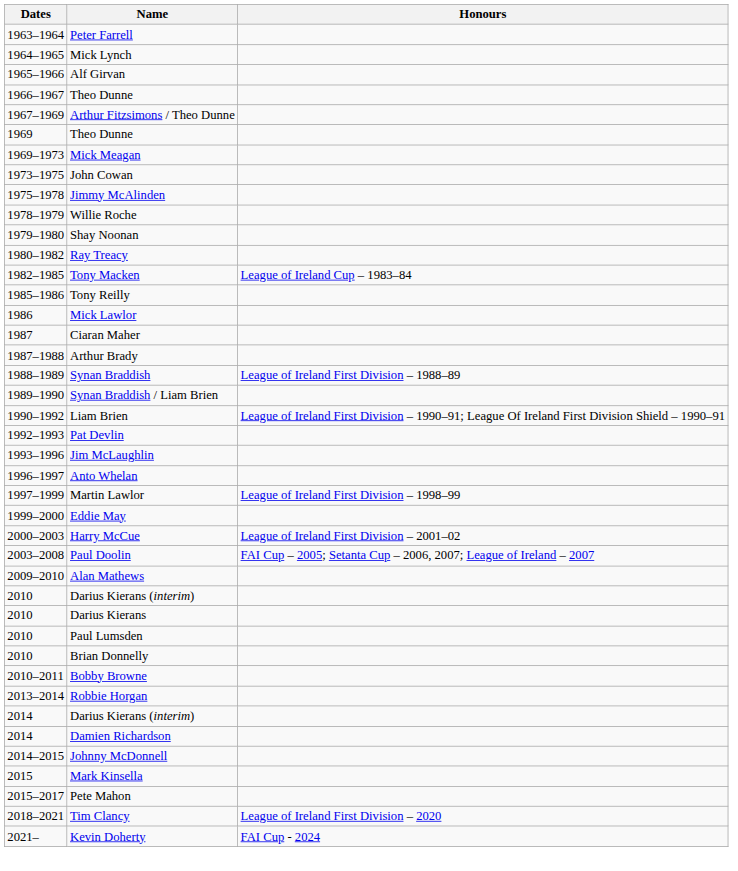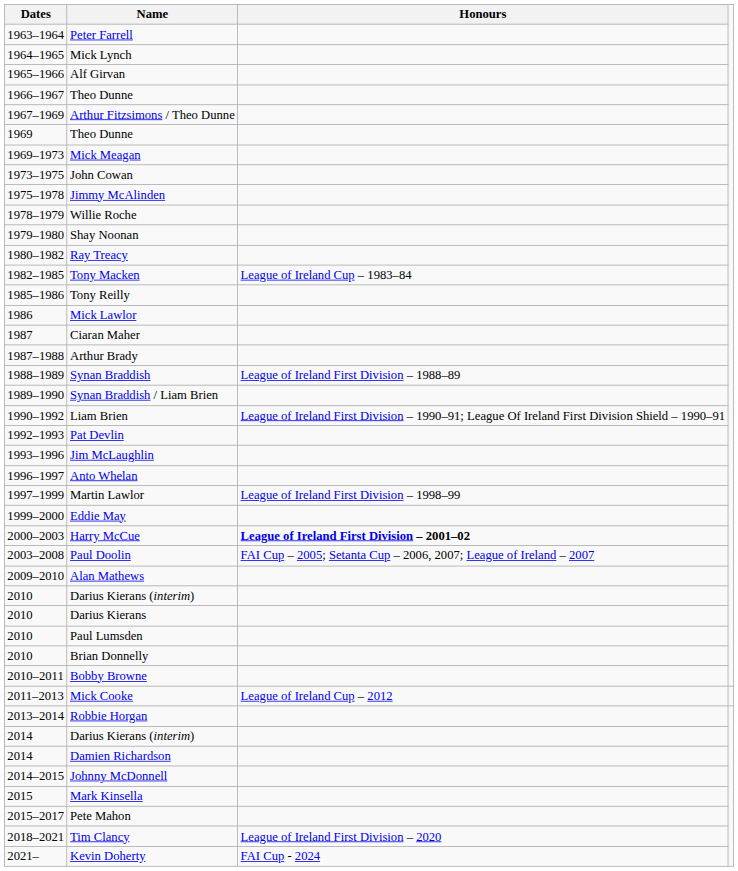(350, 535) normal -> (355, 535) bold
+ row: (36, 696)
